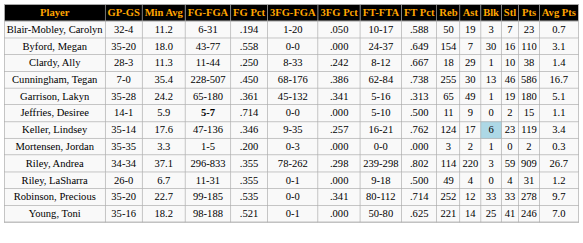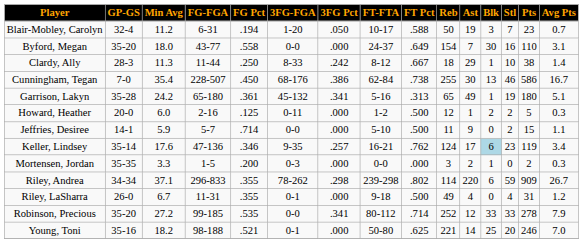+ row: (55, 113)
(208, 113) bold -> (208, 130) normal
(491, 163) 3 -> (491, 180) 6
(164, 197) 22.7 -> (164, 213) 27.2
(559, 197) 9.7 -> (559, 213) 7.9
(510, 213) 41 -> (510, 230) 20
